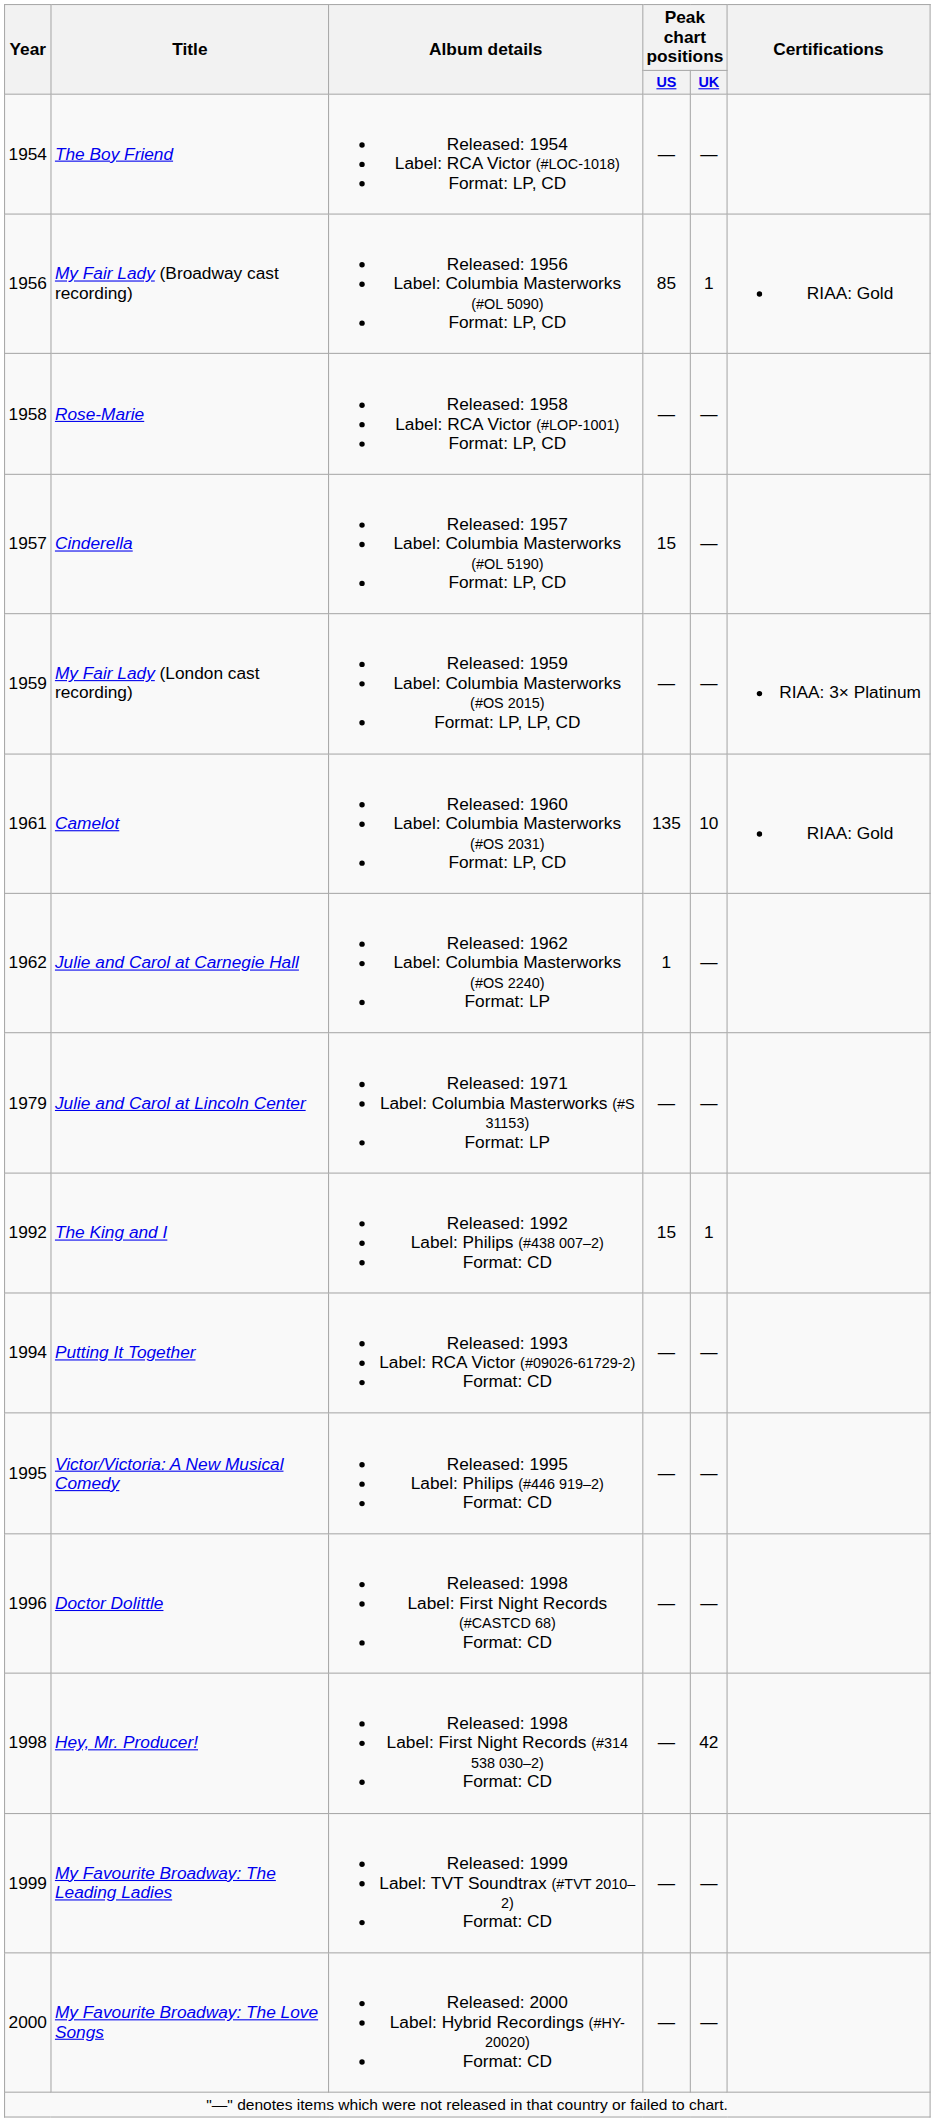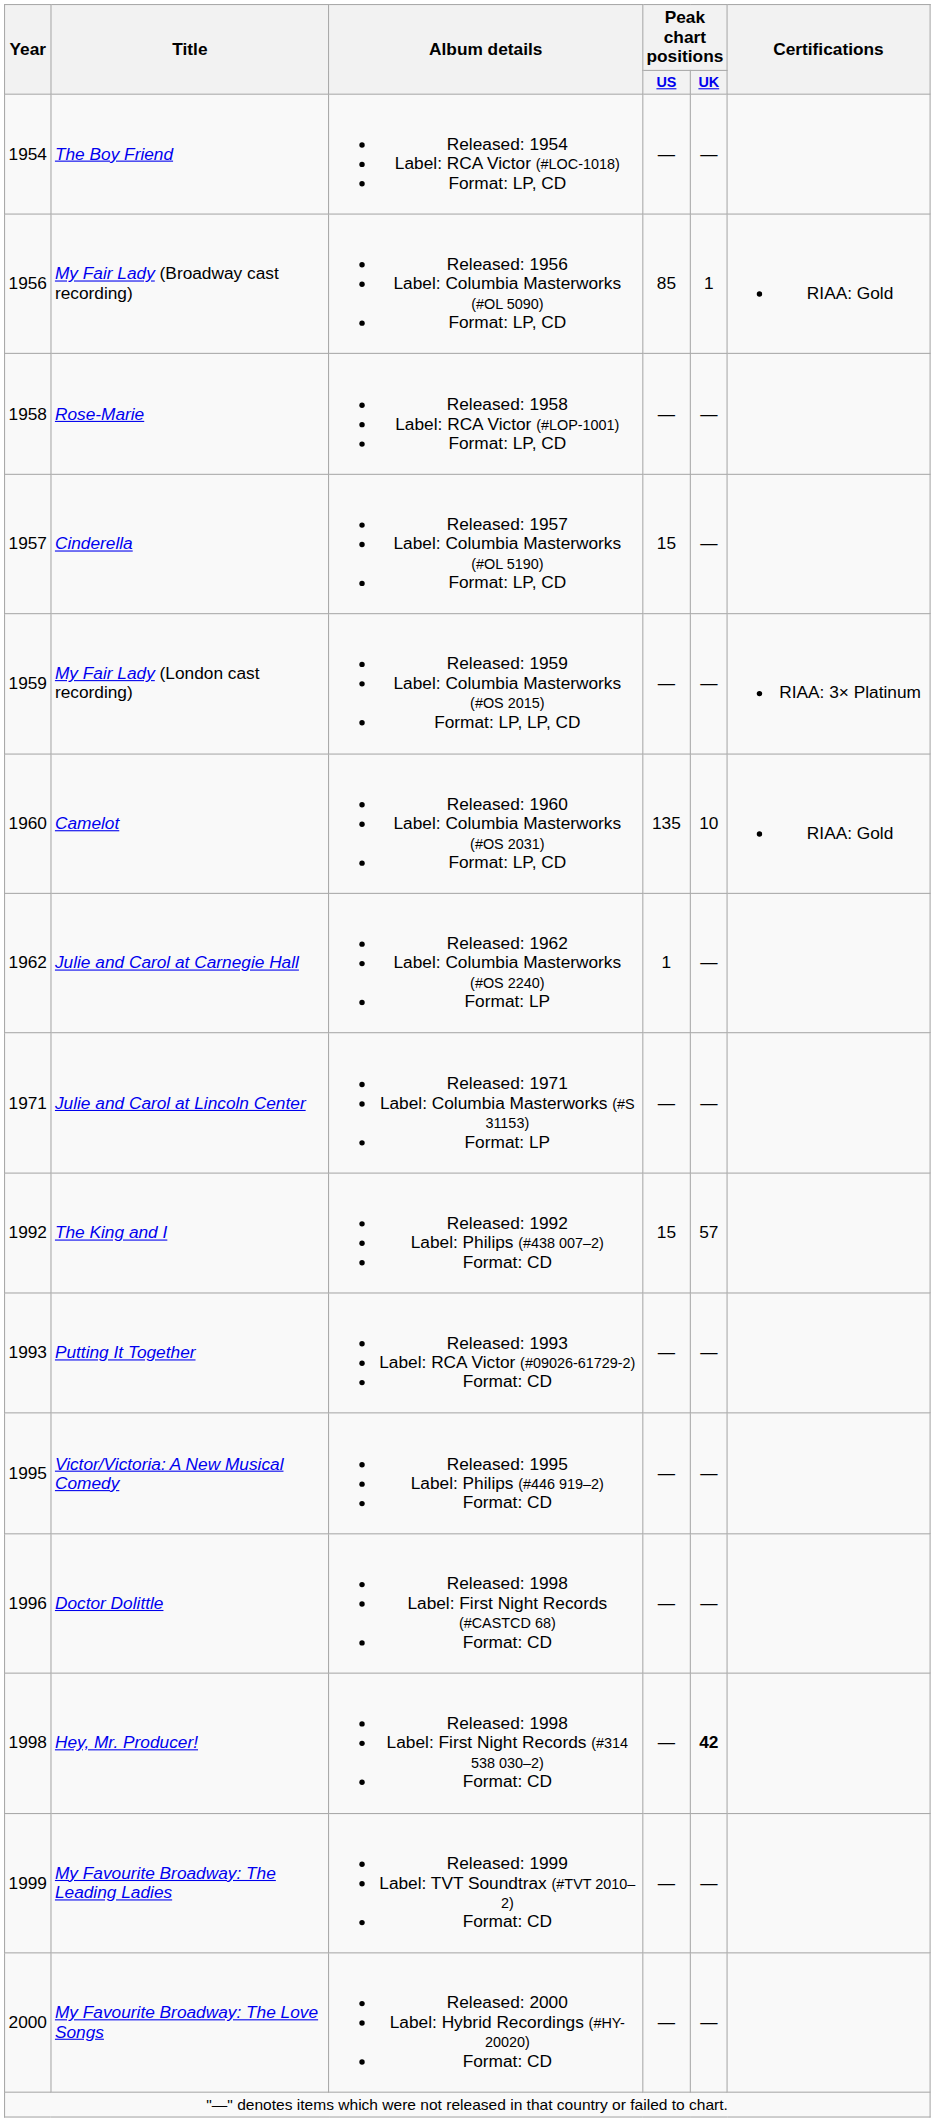(28, 823) 1961 -> (28, 823) 1960
(28, 1102) 1979 -> (28, 1102) 1971
(709, 1232) 1 -> (709, 1232) 57
(28, 1353) 1994 -> (28, 1353) 1993
(709, 1743) normal -> (709, 1743) bold
